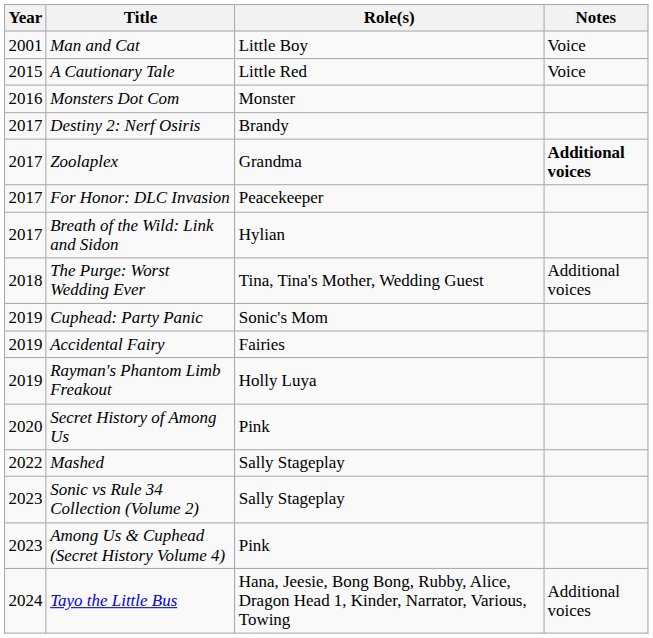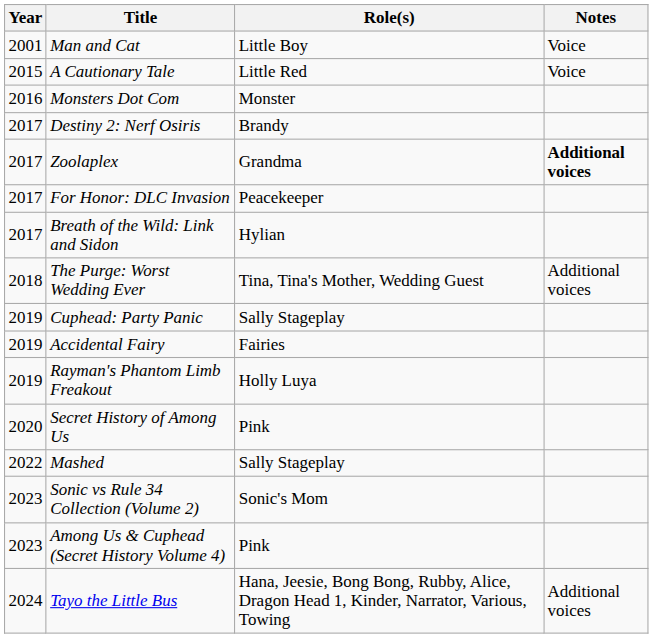(283, 317) Sonic's Mom -> (292, 317) Sally Stageplay
(292, 499) Sally Stageplay -> (283, 499) Sonic's Mom
